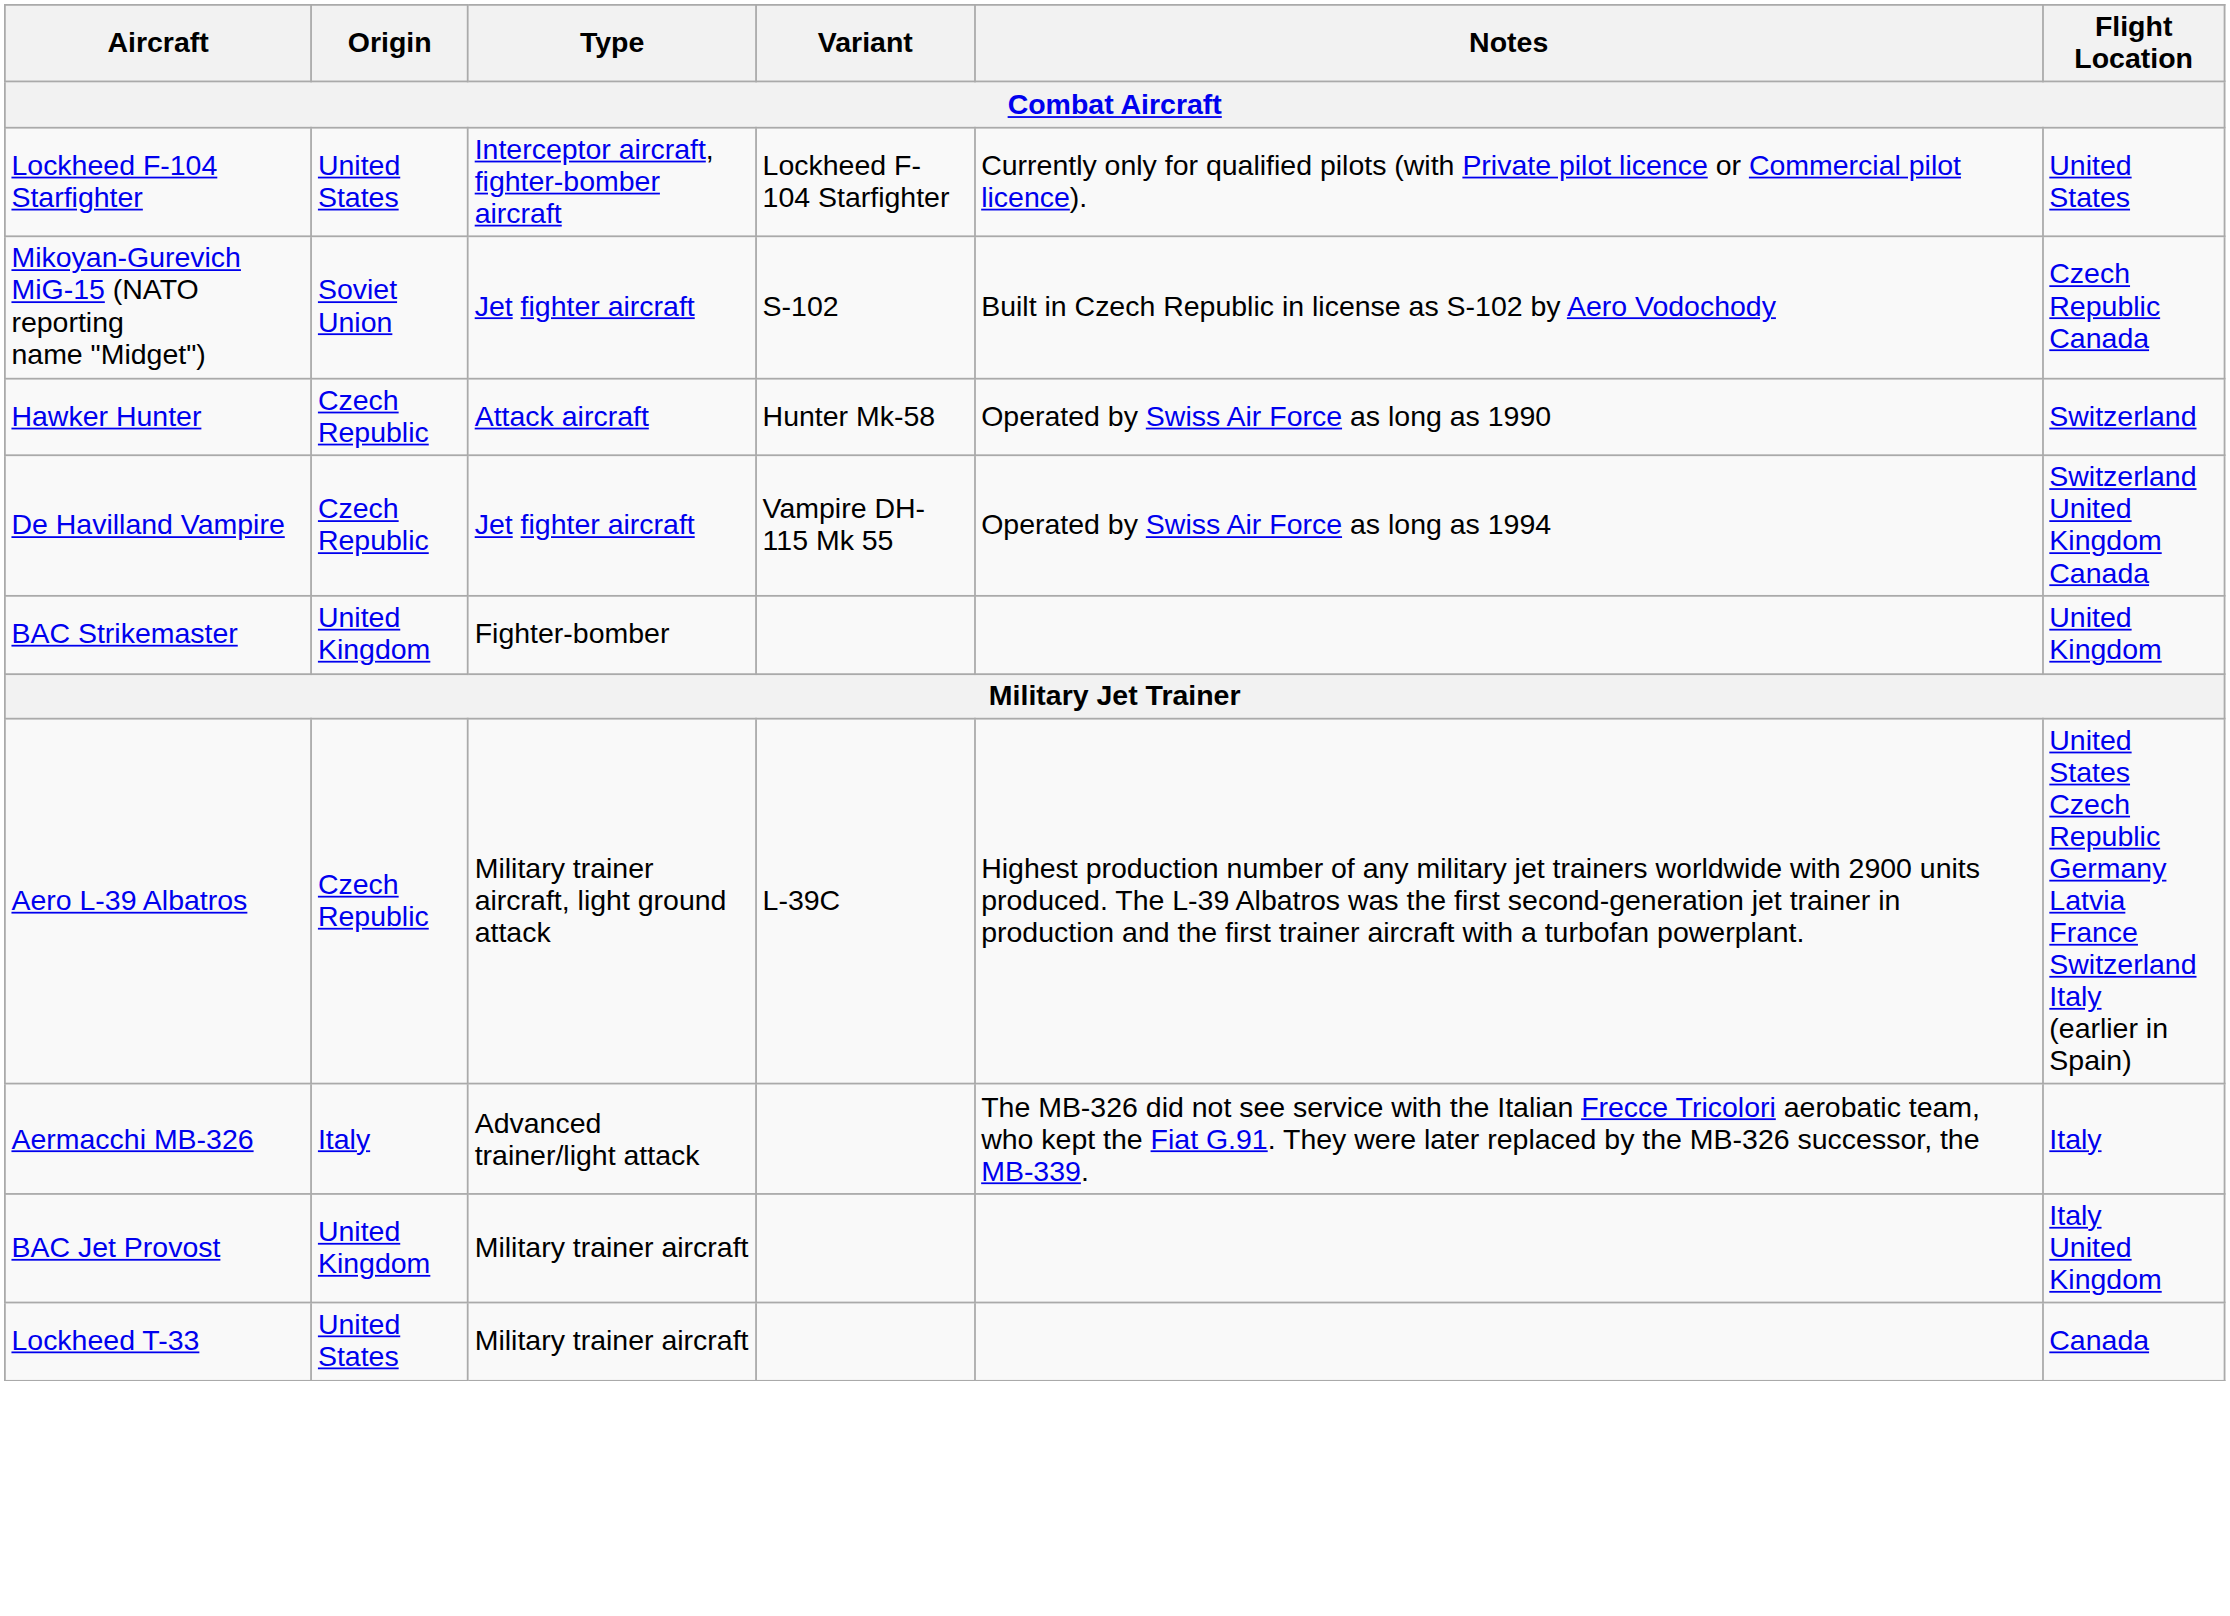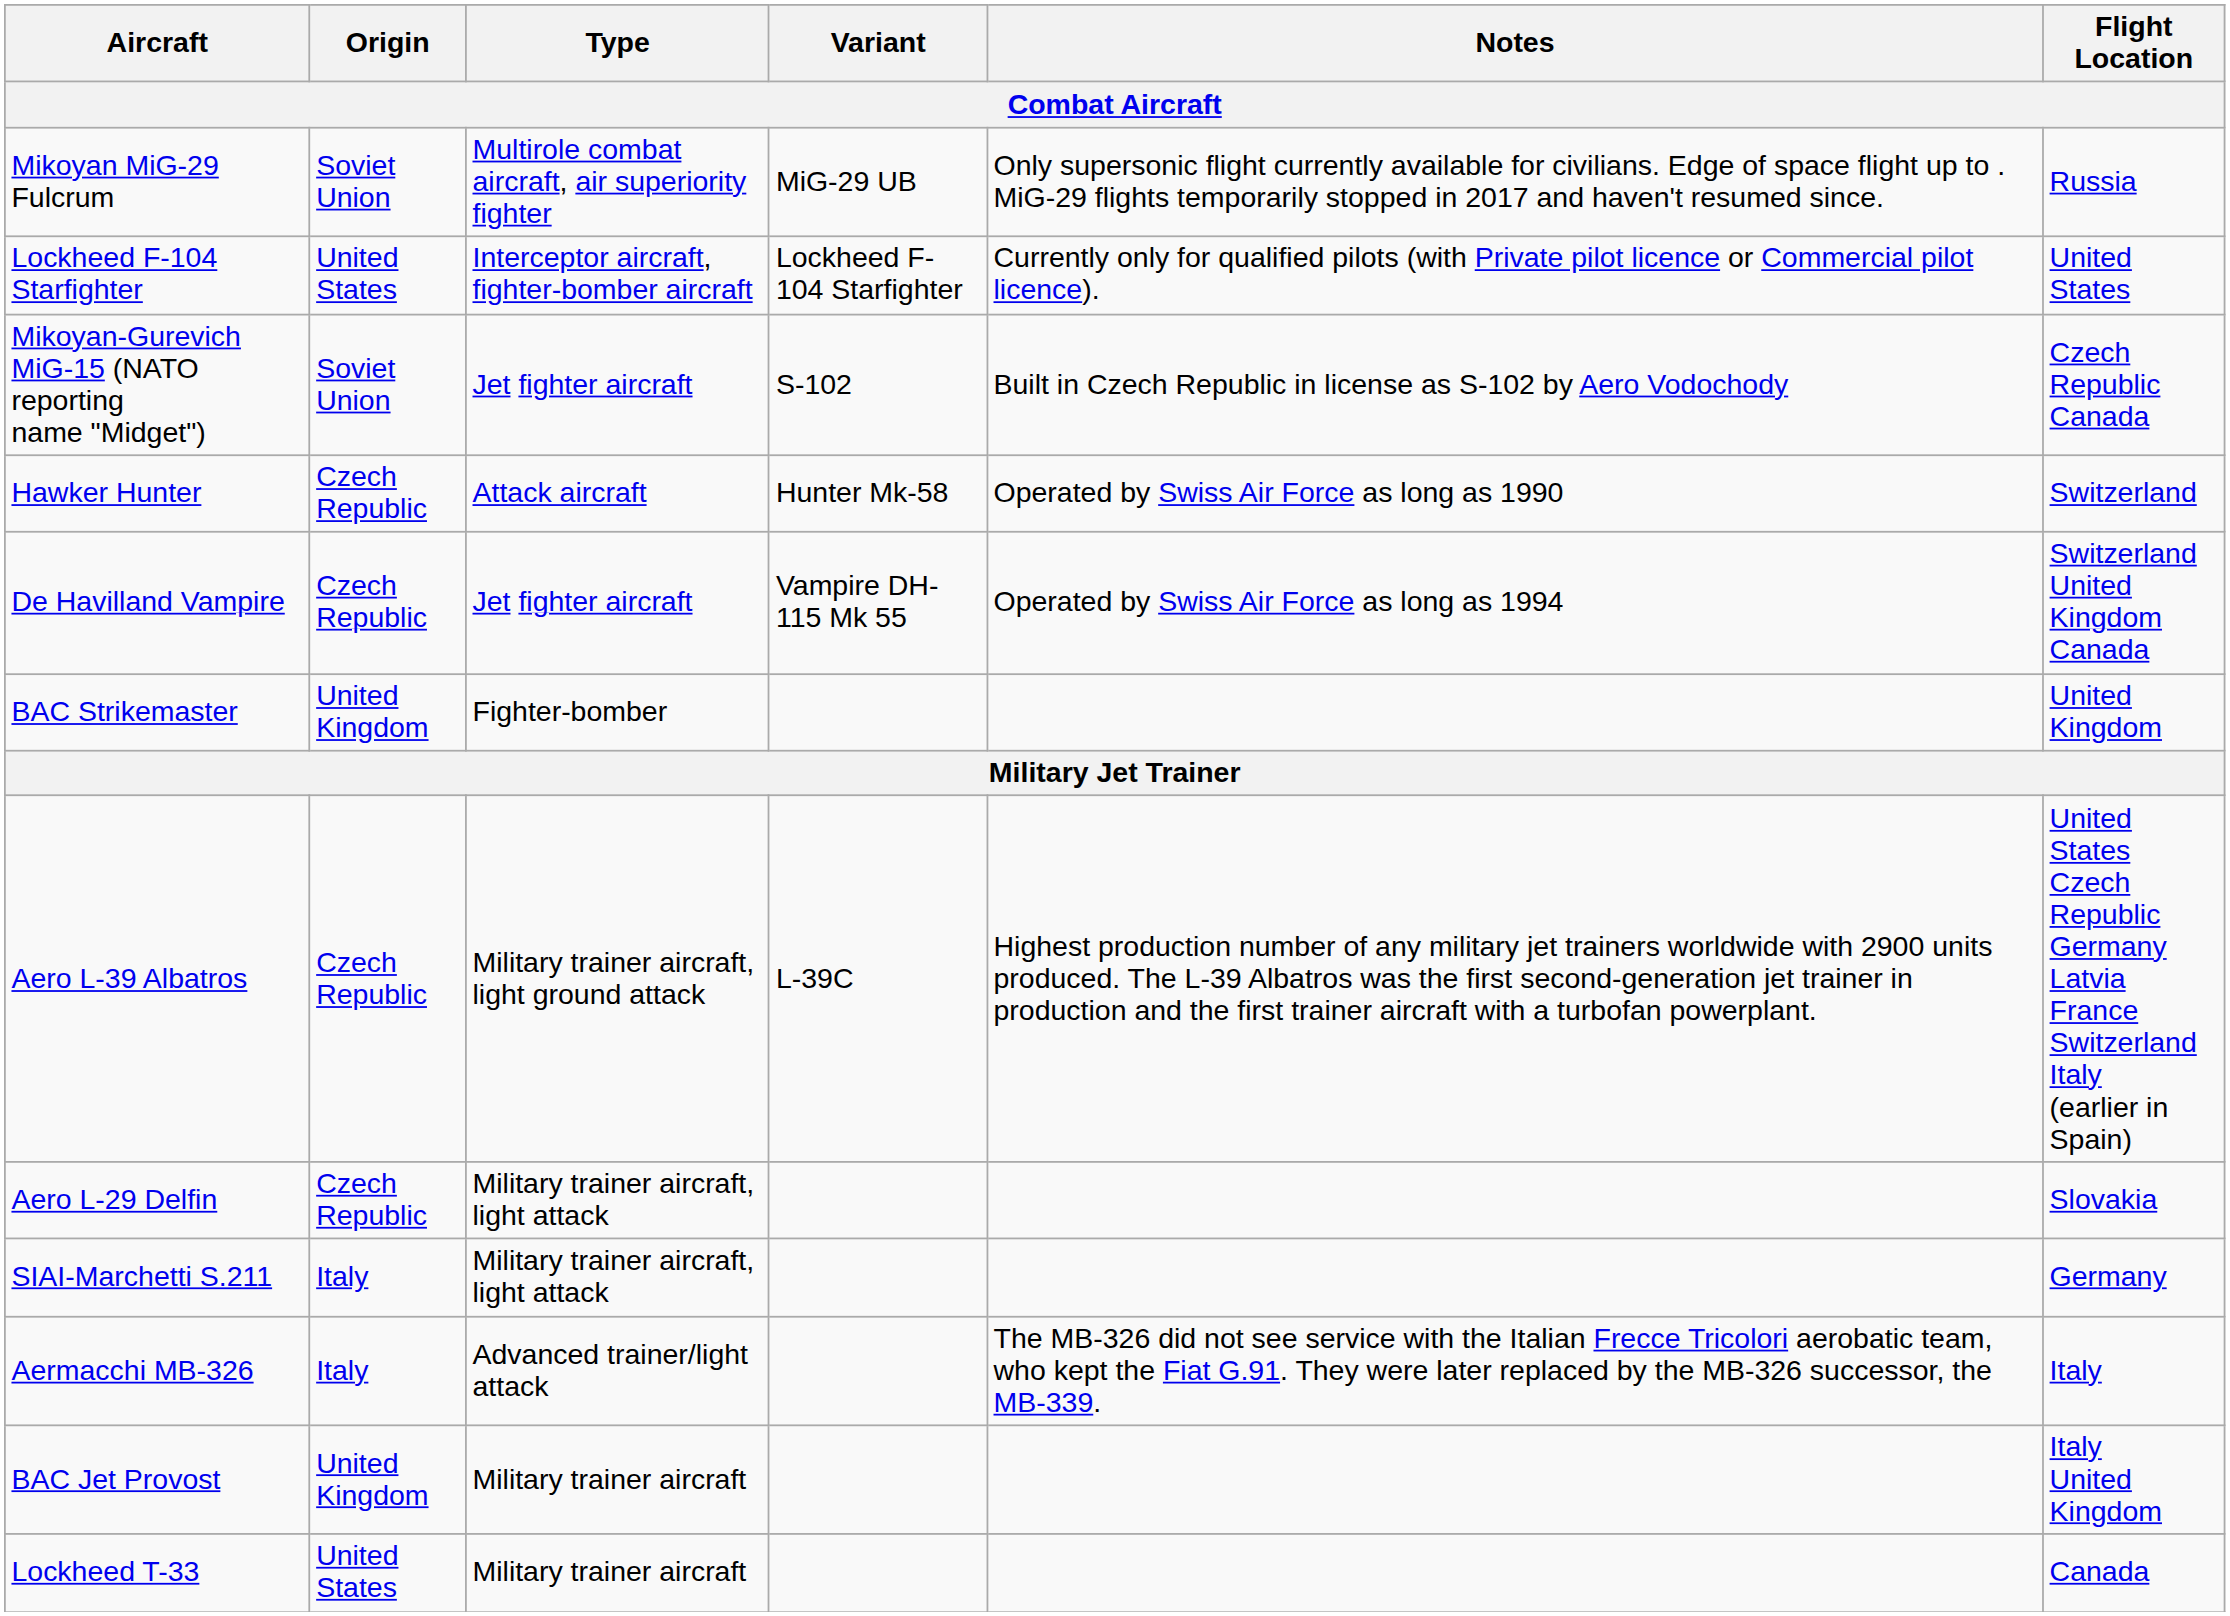+ row: (115, 181)
+ row: (114, 1199)
+ row: (142, 1276)
